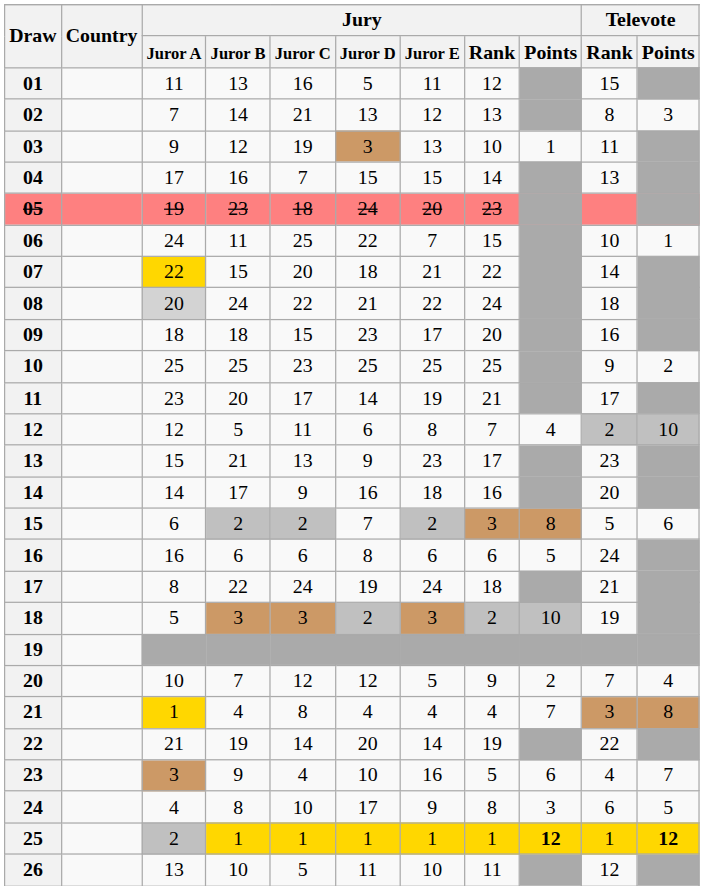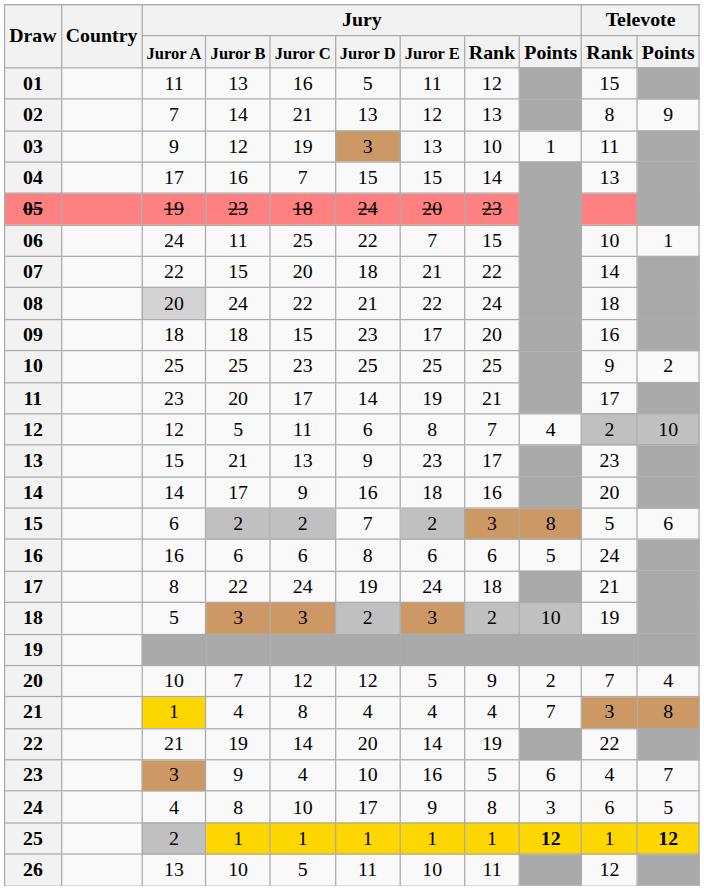(668, 114) 3 -> (668, 114) 9
(174, 271) gold background -> (174, 271) no background
